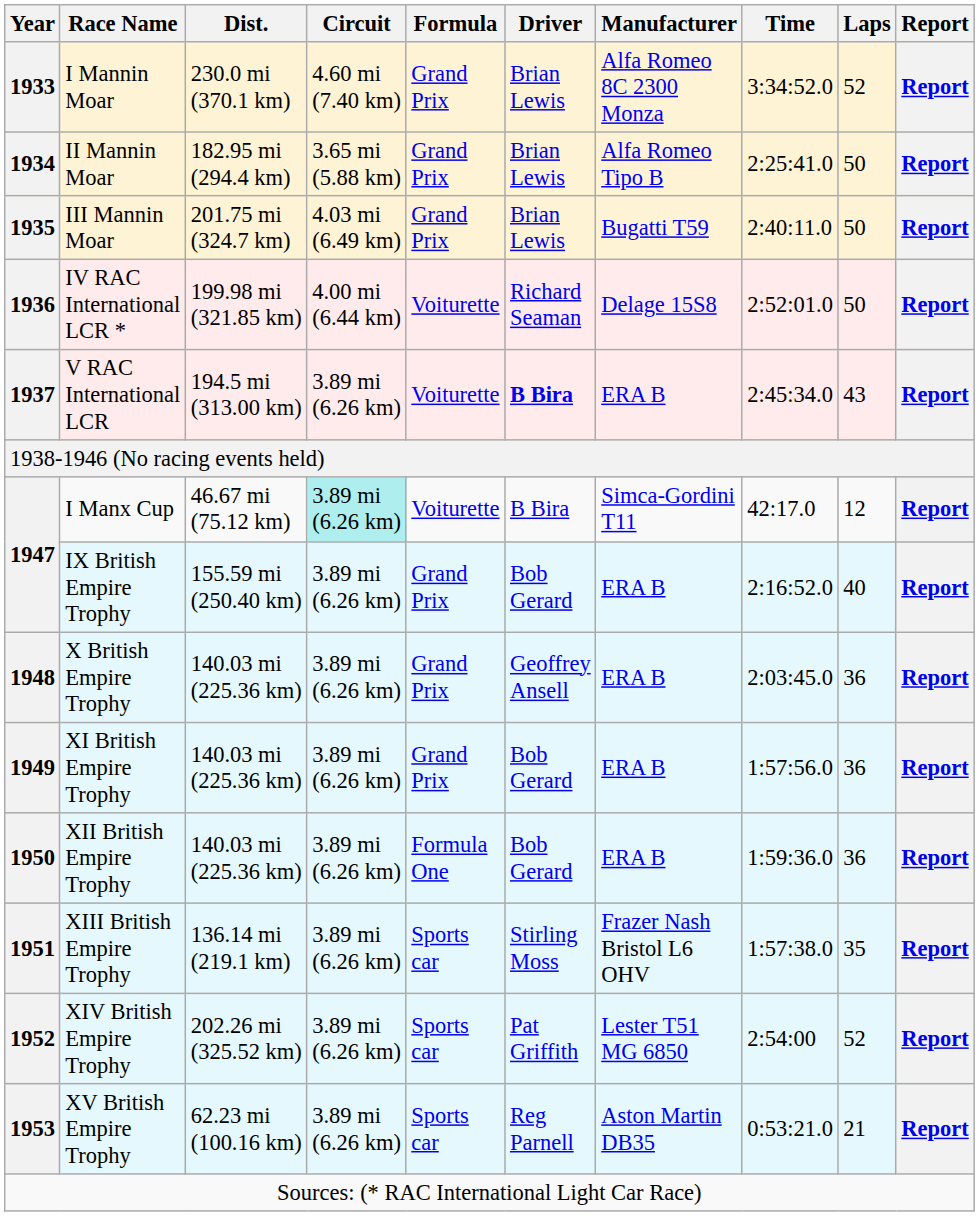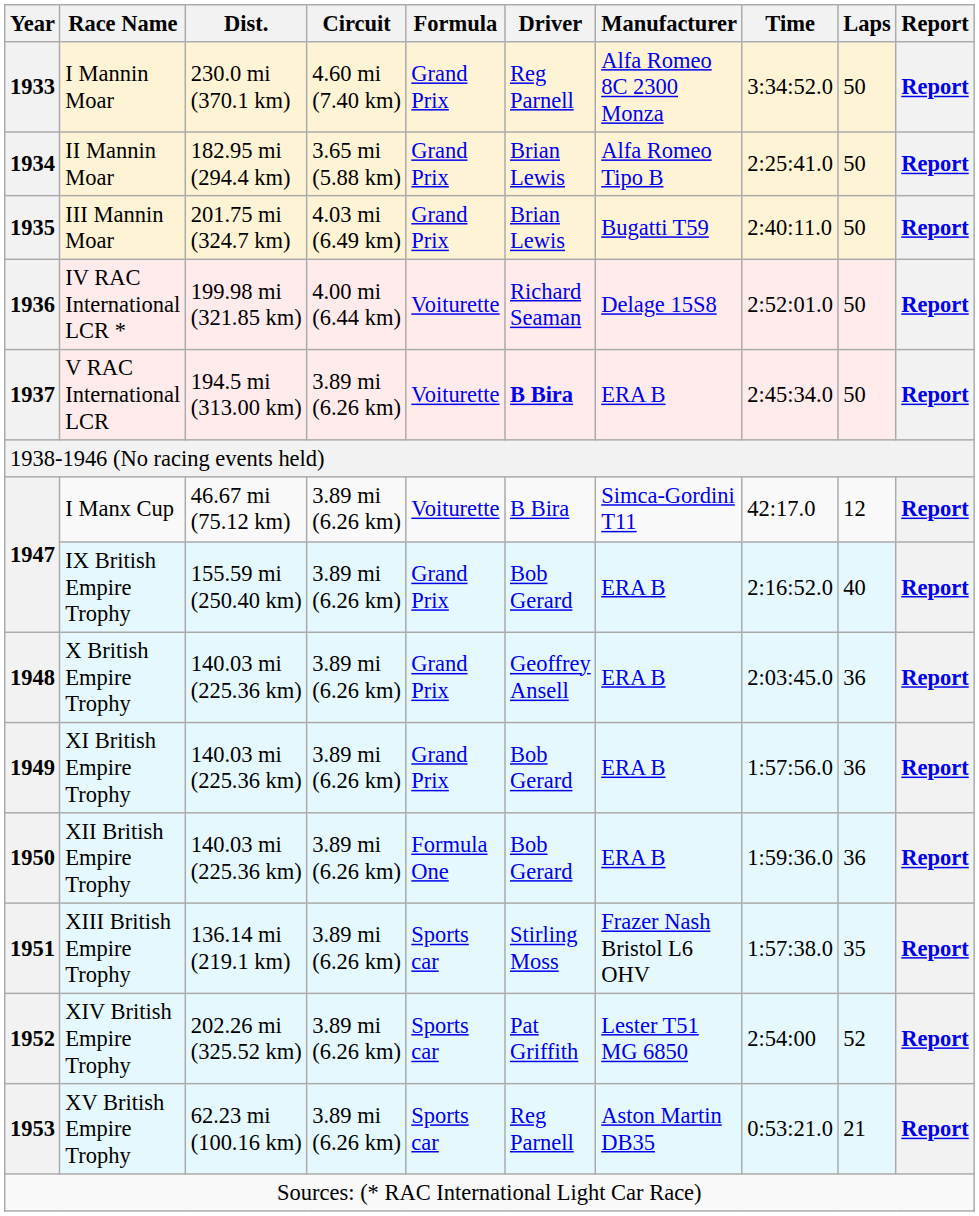(537, 86) Brian Lewis -> (542, 86) Reg Parnell
(855, 86) 52 -> (855, 86) 50
(855, 395) 43 -> (855, 395) 50
(357, 509) paleturquoise background -> (357, 509) no background
